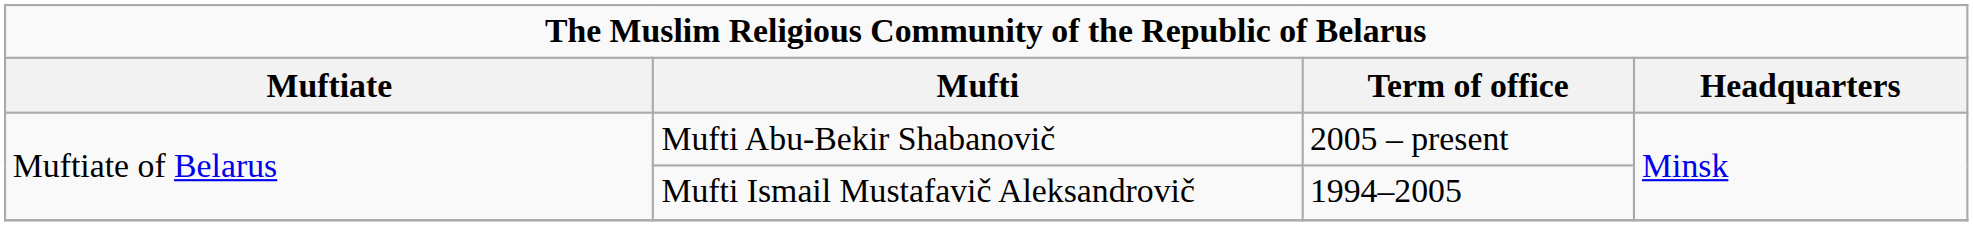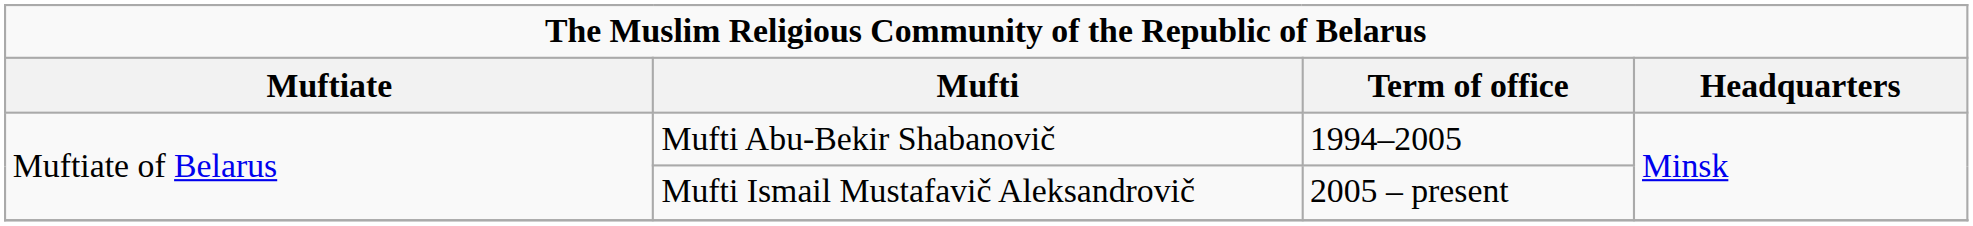(1409, 138) 2005 – present -> (1386, 138) 1994–2005
(1386, 191) 1994–2005 -> (1409, 191) 2005 – present
